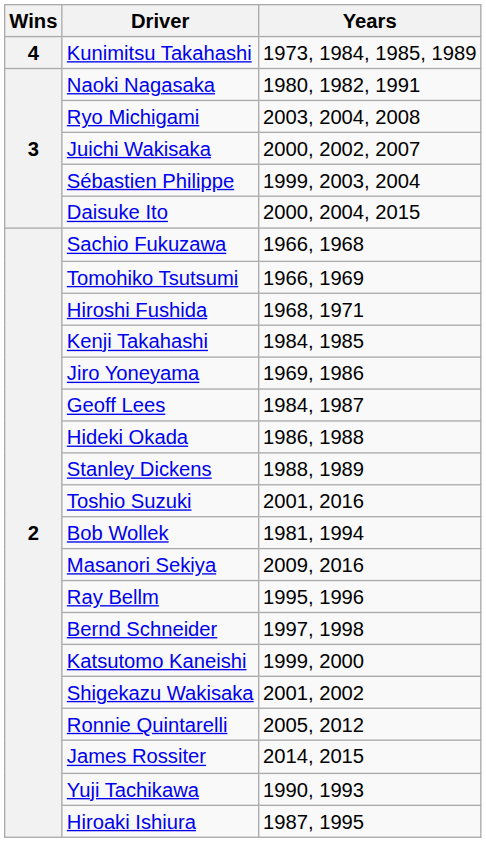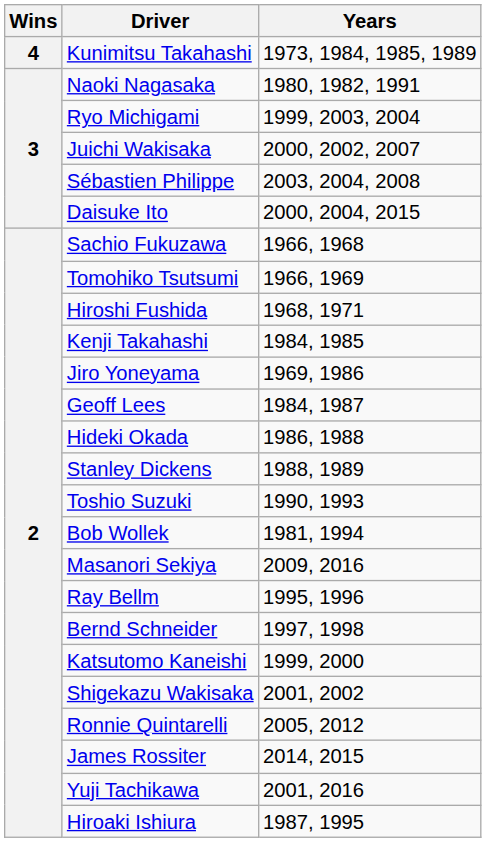(342, 117) 2003, 2004, 2008 -> (342, 117) 1999, 2003, 2004
(342, 181) 1999, 2003, 2004 -> (342, 181) 2003, 2004, 2008
(314, 501) 2001, 2016 -> (314, 501) 1990, 1993
(314, 789) 1990, 1993 -> (314, 789) 2001, 2016
